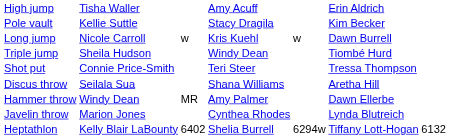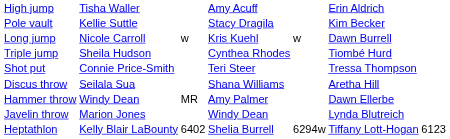(238, 53) Windy Dean -> (249, 53) Cynthea Rhodes
(249, 114) Cynthea Rhodes -> (238, 114) Windy Dean
(434, 129) 6132 -> (434, 129) 6123
